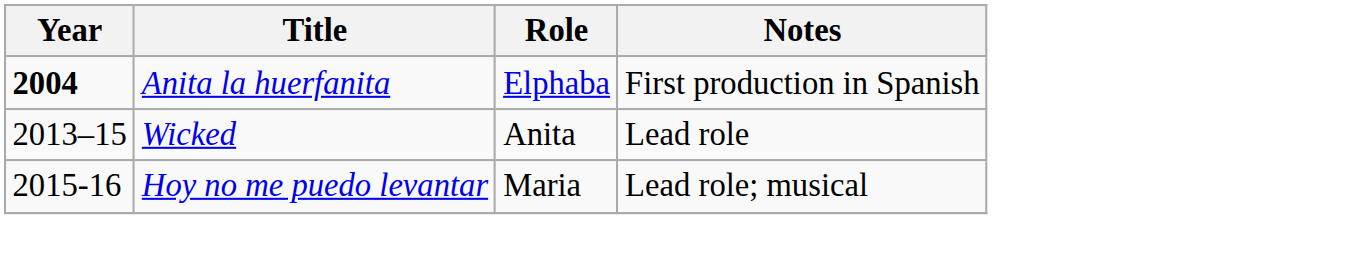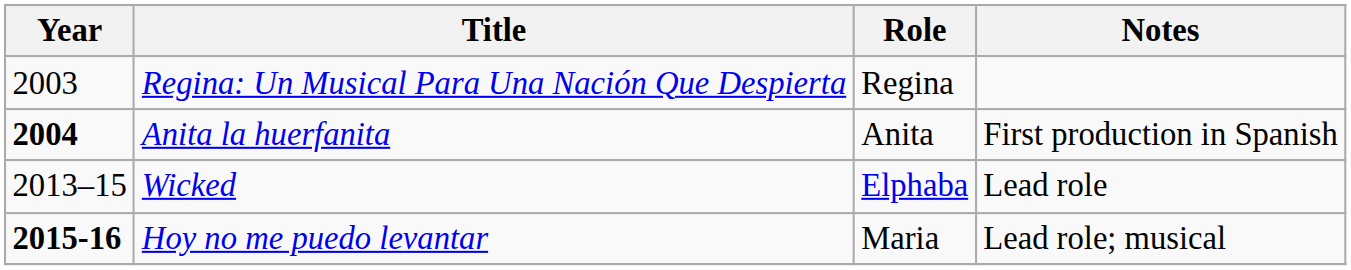+ row: (494, 82)
(557, 82) Elphaba -> (898, 133) Anita
(539, 133) Anita -> (915, 185) Elphaba
(67, 185) normal -> (67, 237) bold
